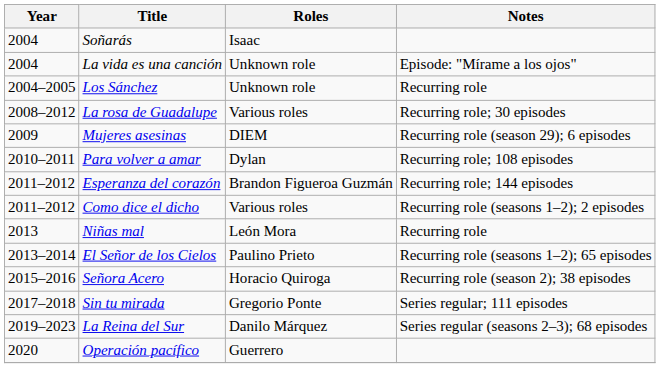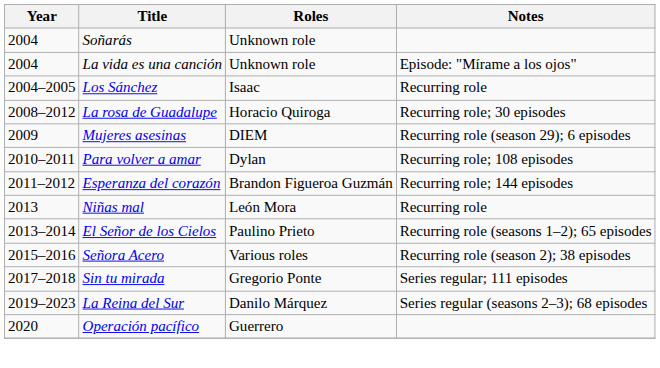(244, 40) Isaac -> (272, 40) Unknown role
(272, 87) Unknown role -> (244, 87) Isaac
(268, 111) Various roles -> (280, 111) Horacio Quiroga
- row: (141, 207)
(280, 278) Horacio Quiroga -> (268, 254) Various roles
